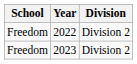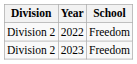columns swapped: (27, 13) <-> (106, 13)
